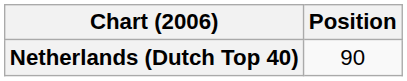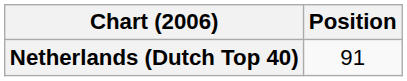(353, 57) 90 -> (353, 57) 91
